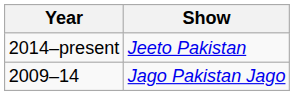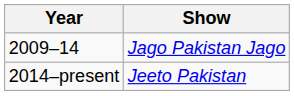rows swapped: (44, 76) <-> (64, 47)
